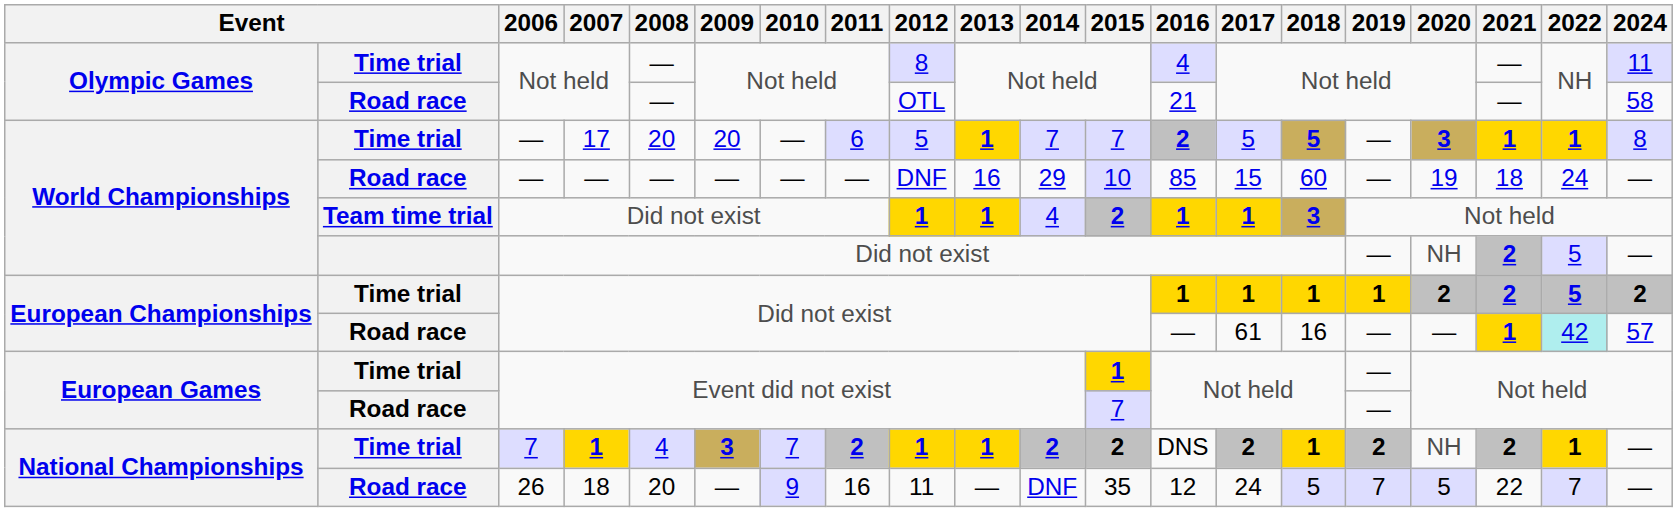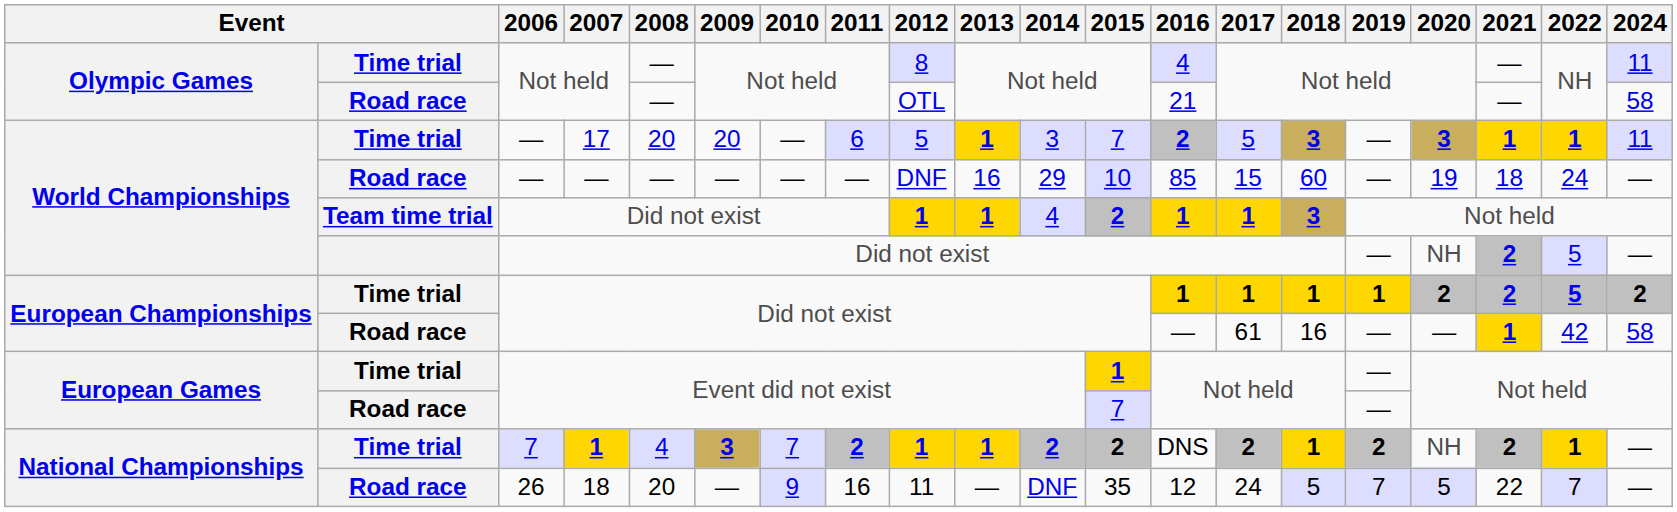(1052, 139) 7 -> (1052, 139) 3
(1313, 139) 5 -> (1313, 139) 3
(1640, 139) 8 -> (1640, 139) 11
(1575, 332) paleturquoise background -> (1575, 332) no background
(1640, 332) 57 -> (1640, 332) 58
